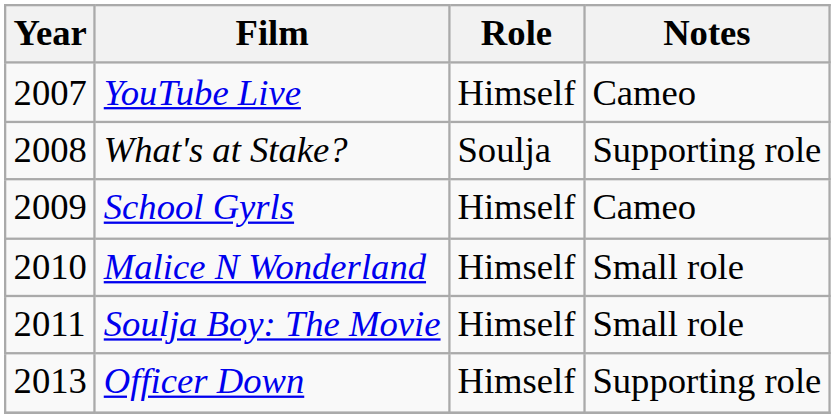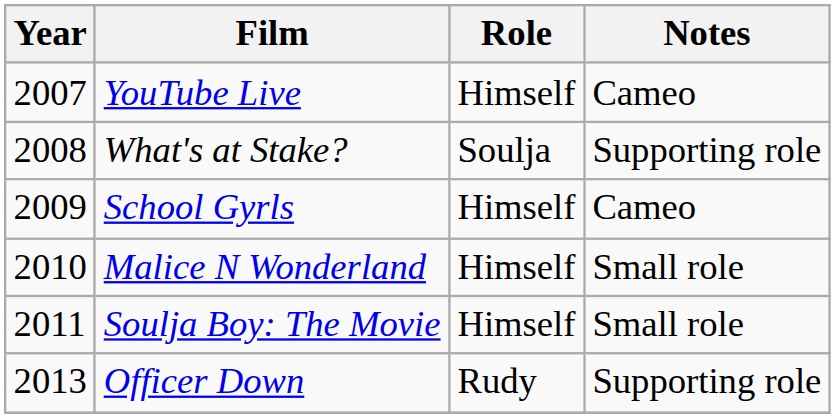(516, 382) Himself -> (497, 382) Rudy
